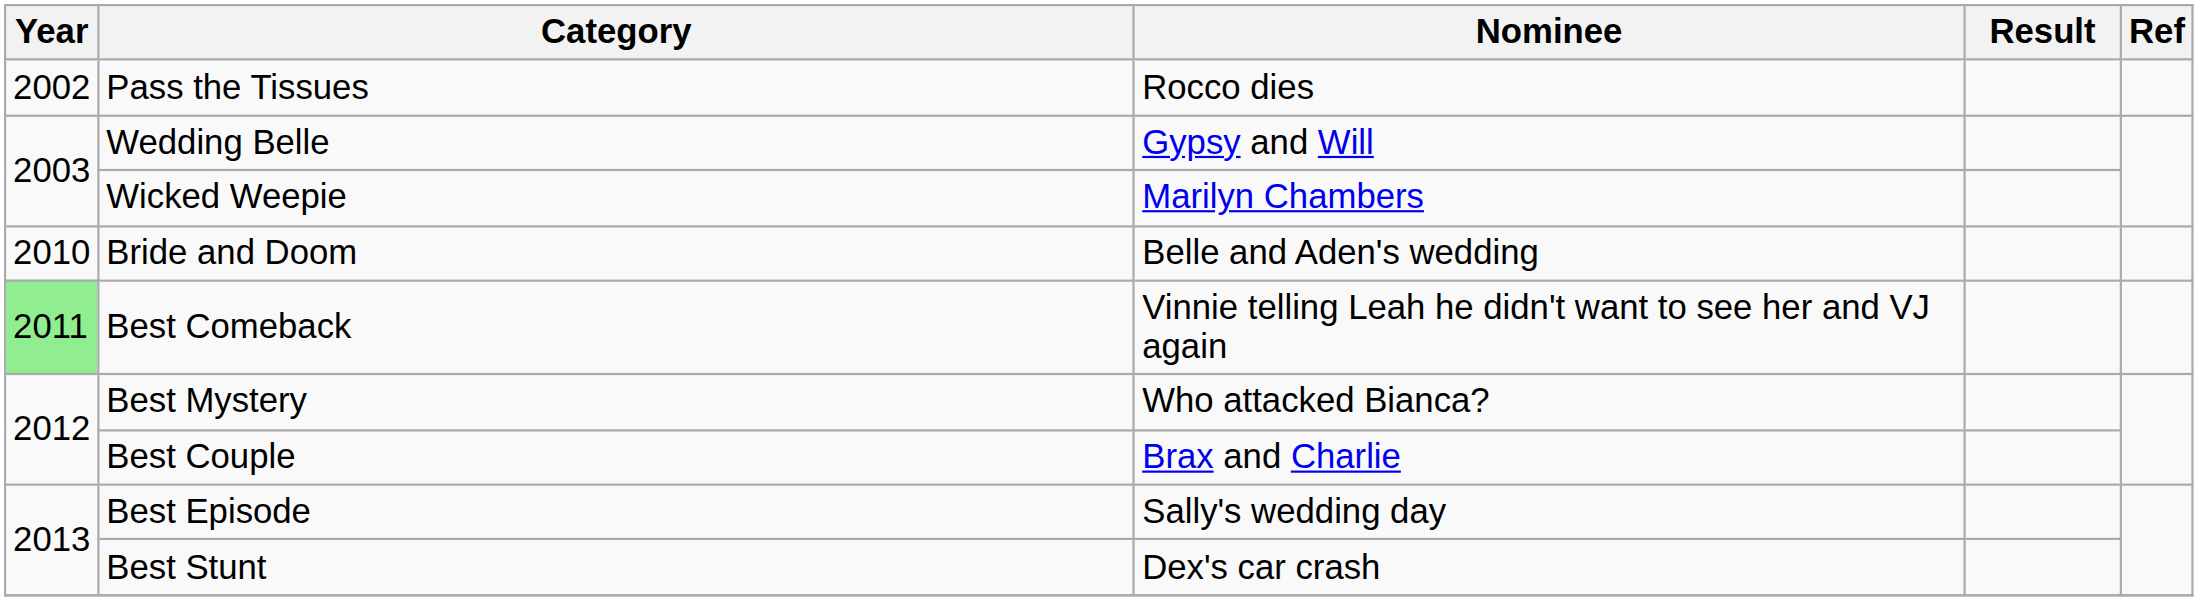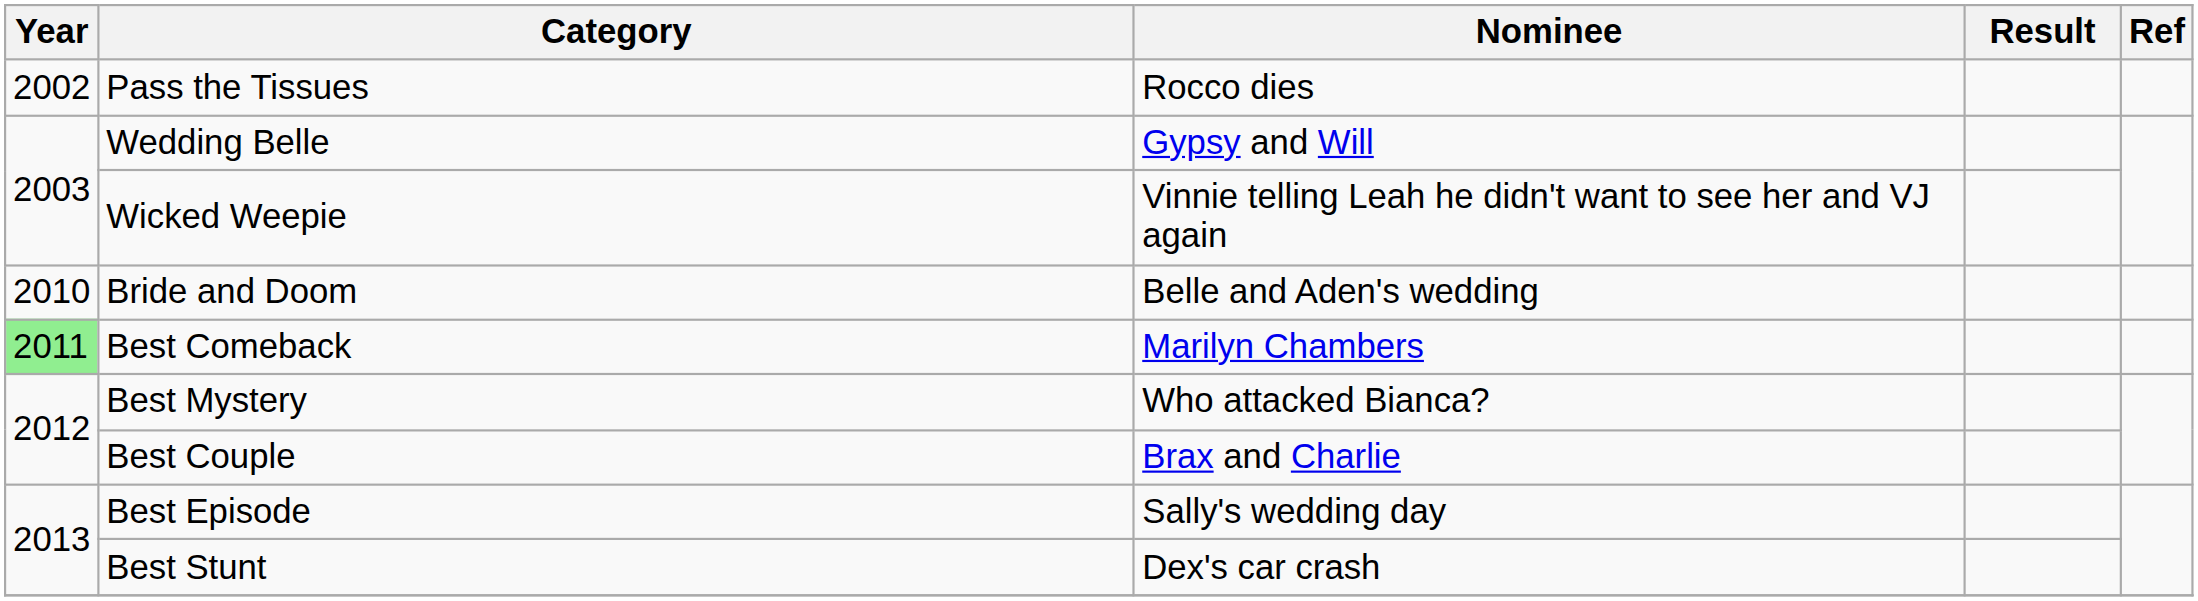(1283, 197) Marilyn Chambers -> (1536, 216) Vinnie telling Leah he didn't want to see her and VJ again
(1536, 326) Vinnie telling Leah he didn't want to see her and VJ again -> (1283, 346) Marilyn Chambers
